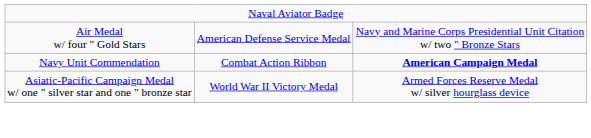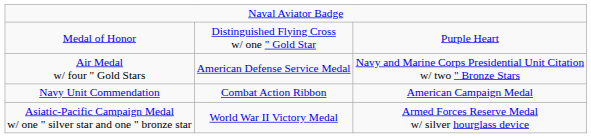+ row: (99, 37)
(470, 62) bold -> (470, 93) normal
